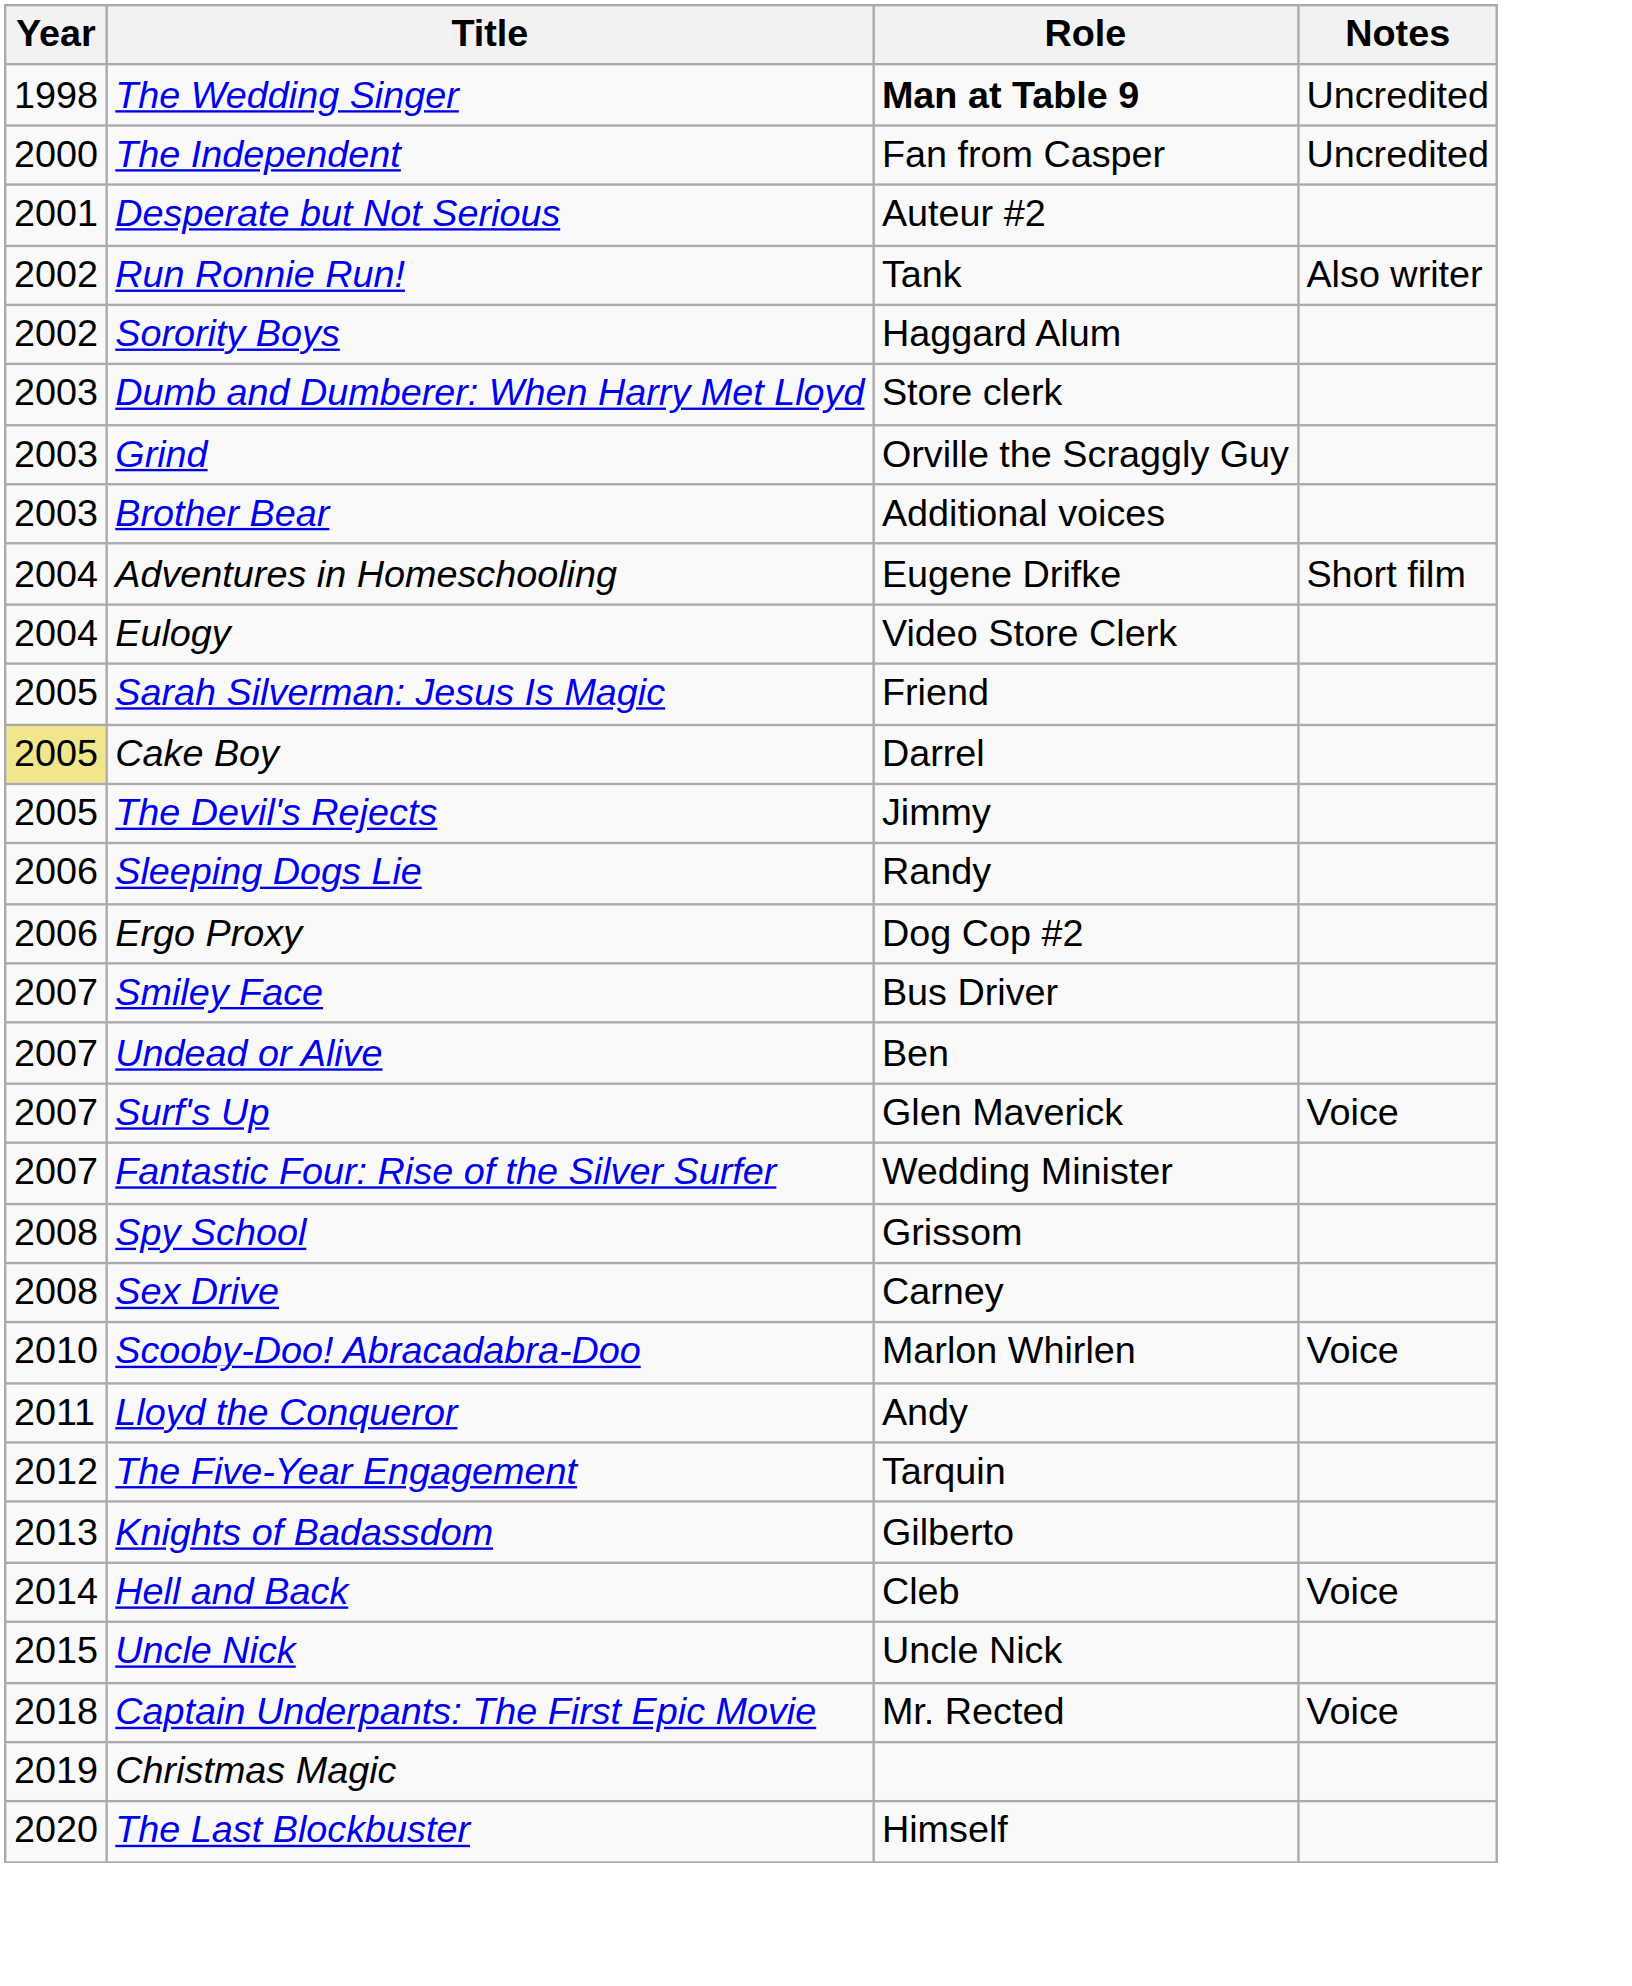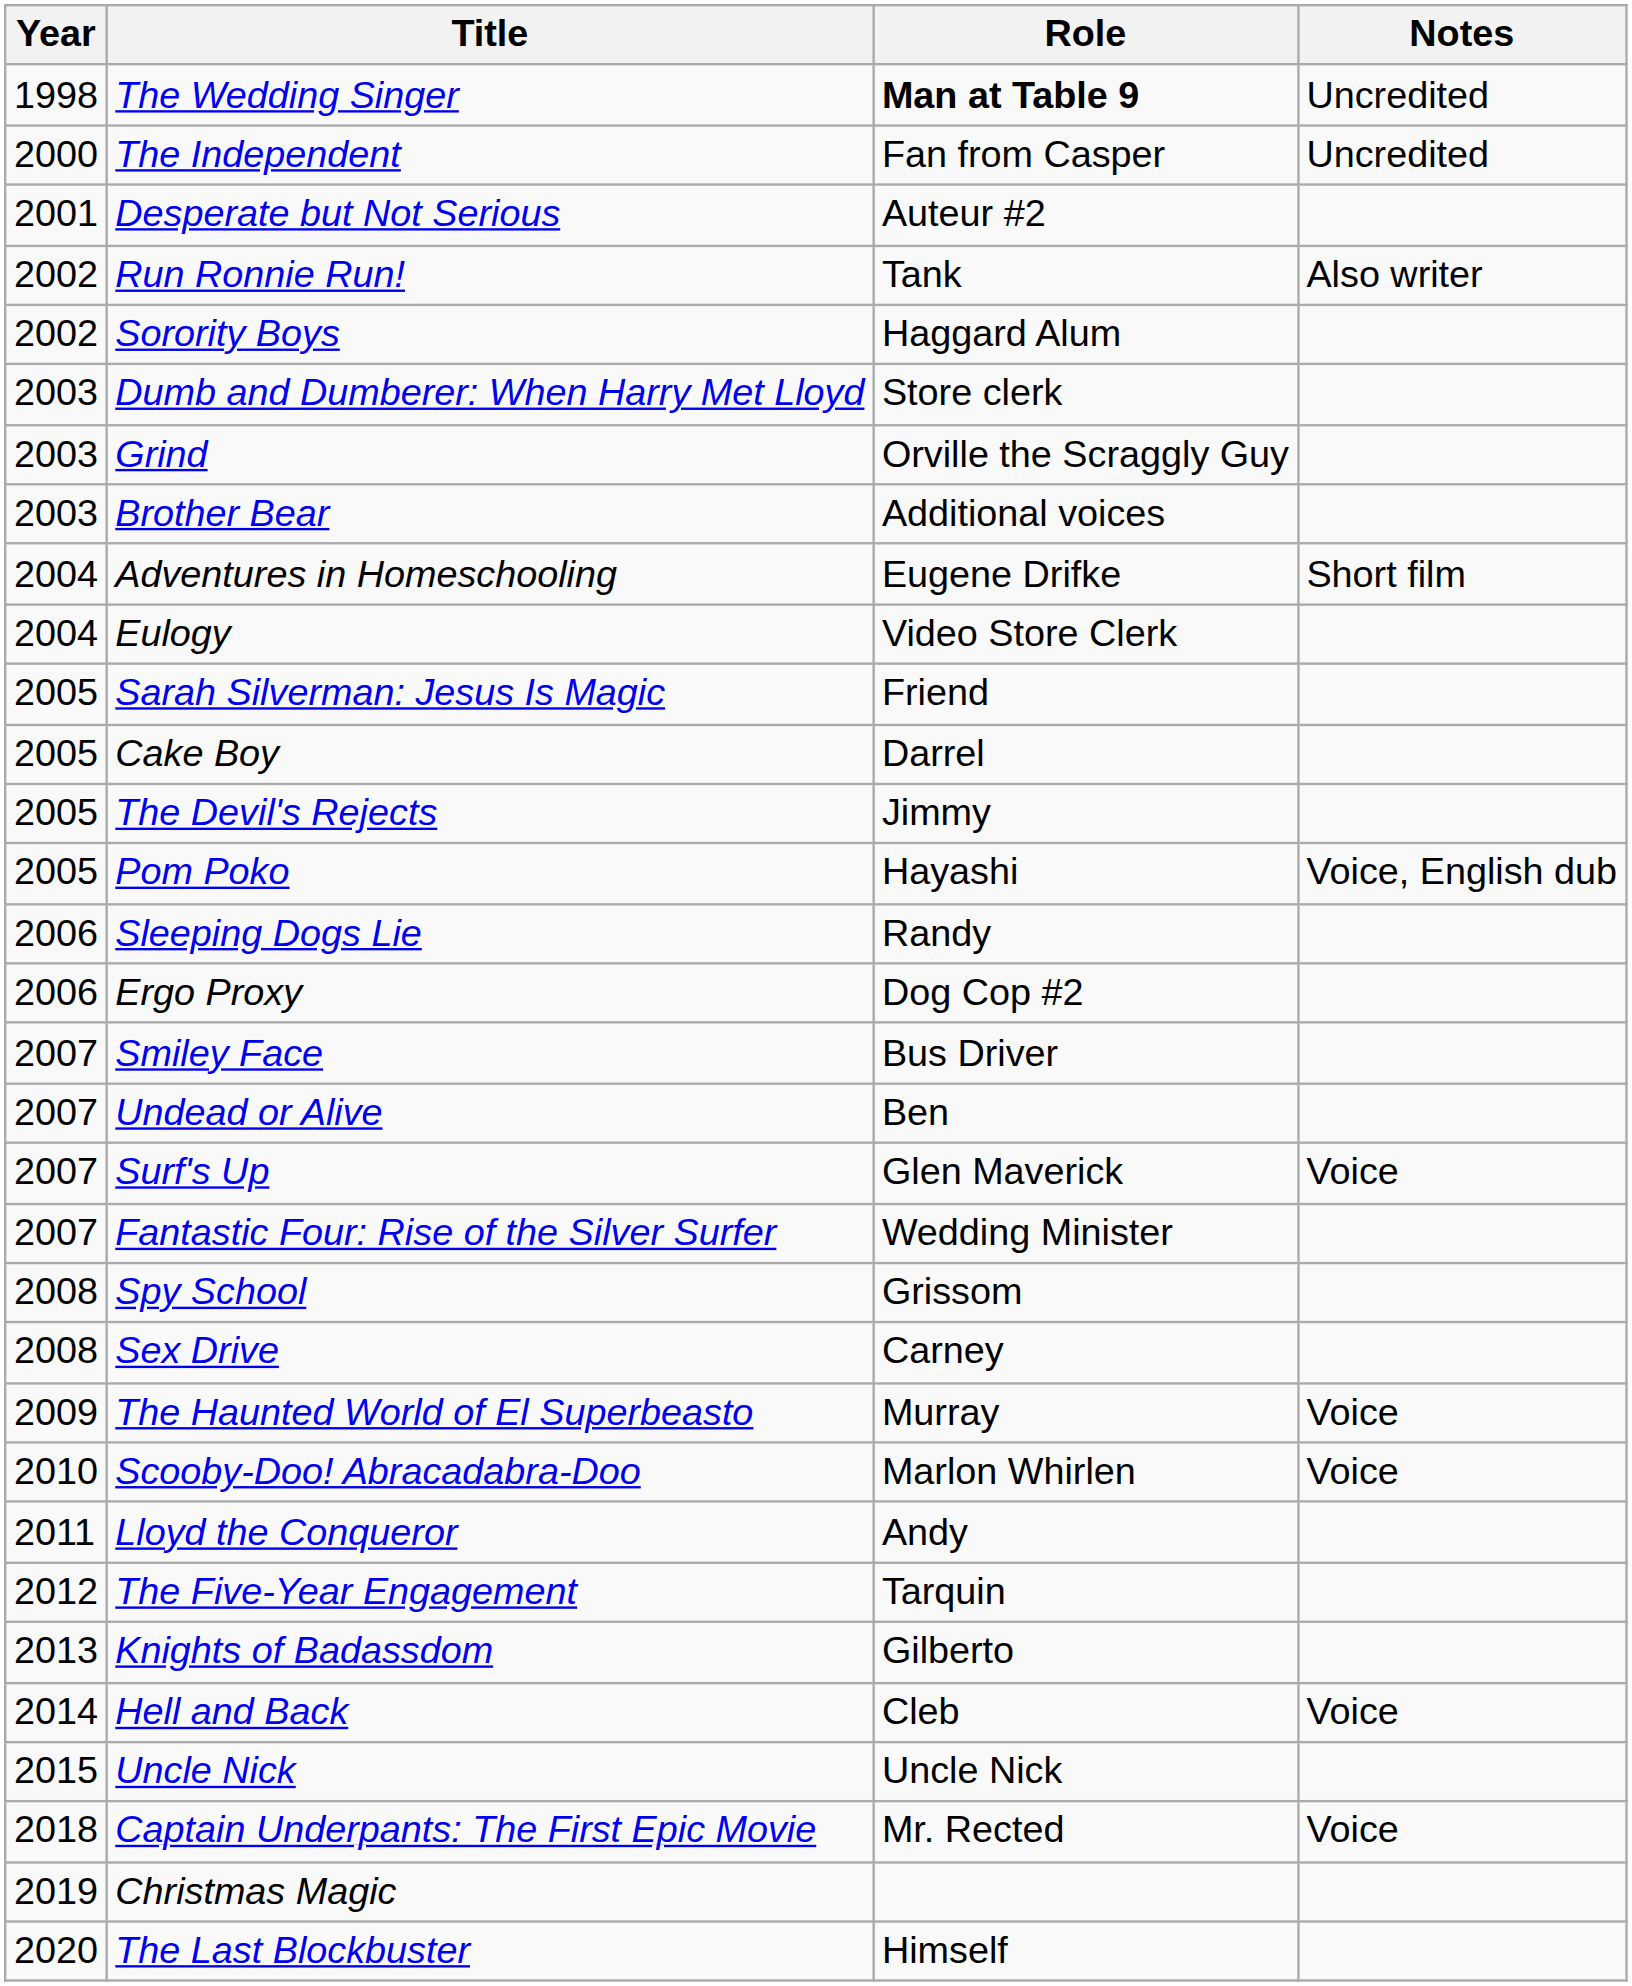(56, 753) khaki background -> (56, 753) no background
+ row: (202, 872)
+ row: (434, 1411)
